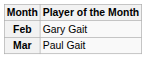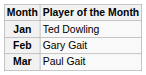+ row: (22, 29)
